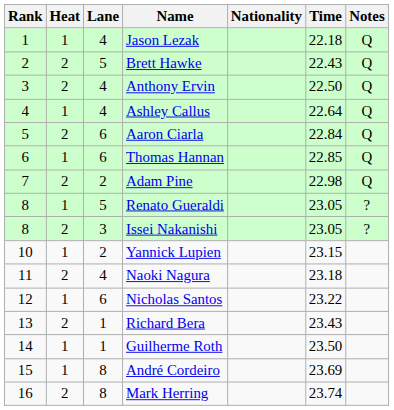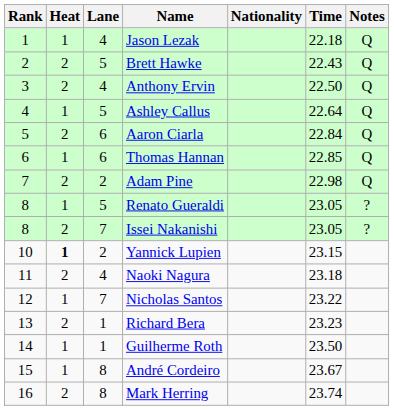(103, 110) 4 -> (103, 110) 5
(103, 228) 3 -> (103, 228) 7
(65, 252) normal -> (65, 252) bold
(103, 299) 6 -> (103, 299) 7
(326, 323) 23.43 -> (326, 323) 23.23
(326, 370) 23.69 -> (326, 370) 23.67
